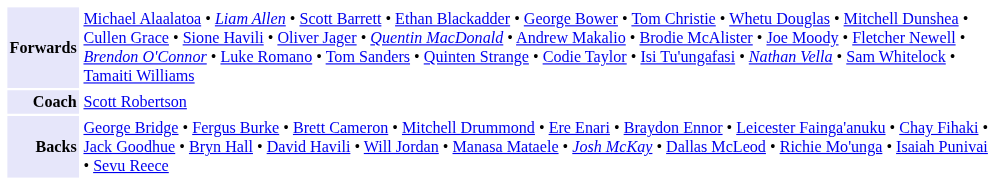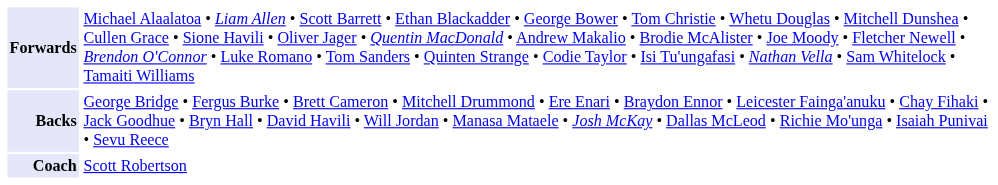rows swapped: (56, 146) <-> (55, 101)
